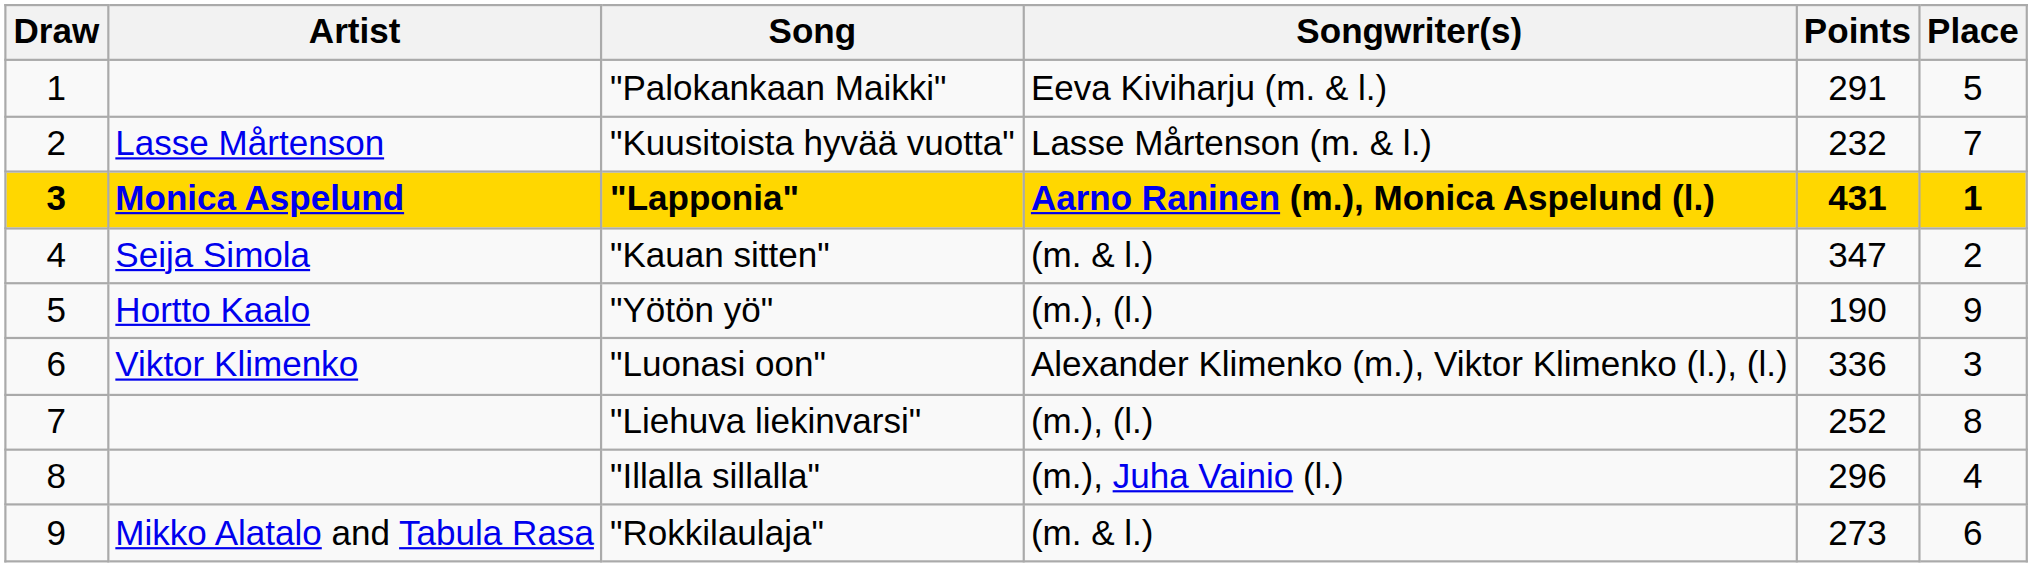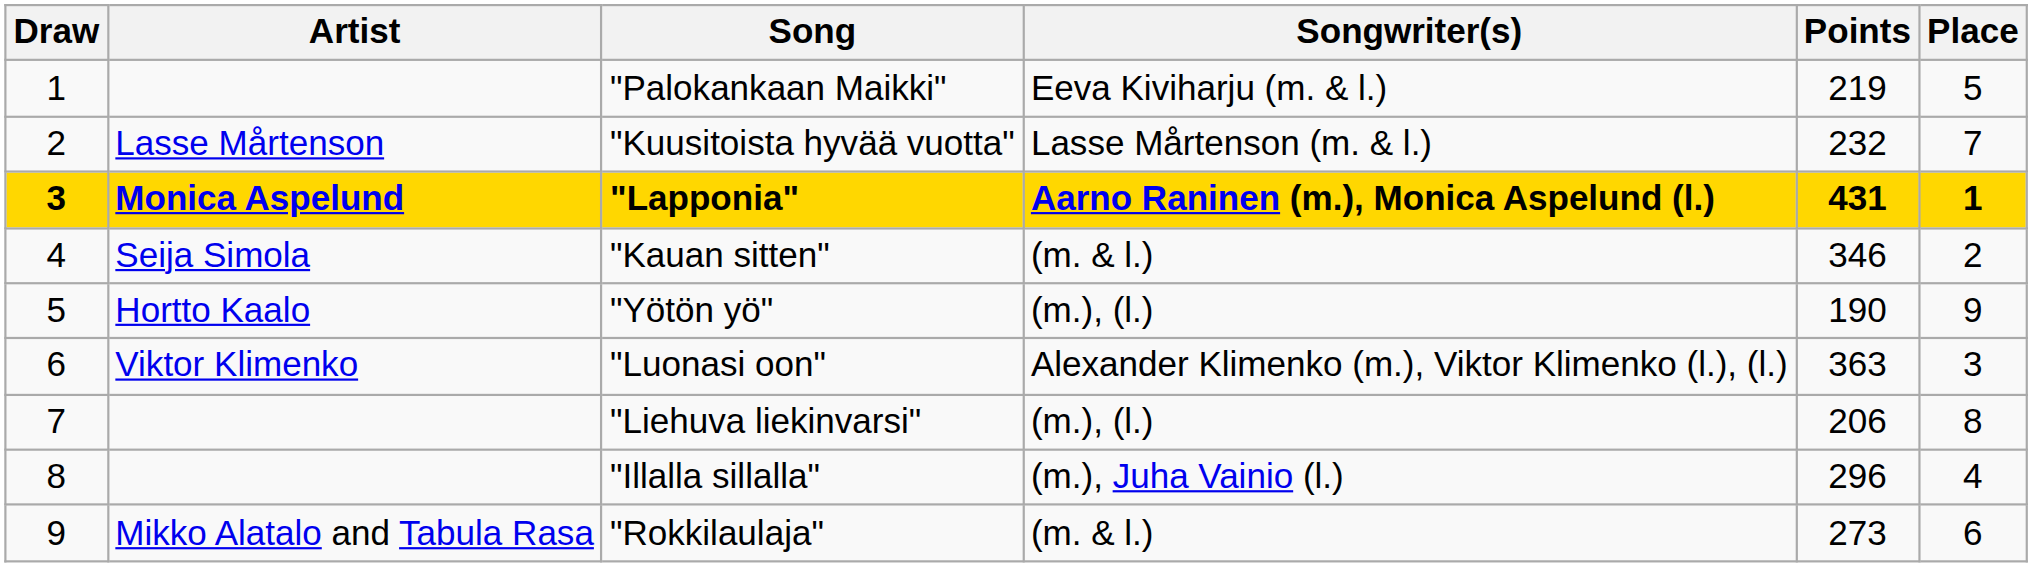(1857, 87) 291 -> (1857, 87) 219
(1857, 254) 347 -> (1857, 254) 346
(1857, 365) 336 -> (1857, 365) 363
(1857, 421) 252 -> (1857, 421) 206
